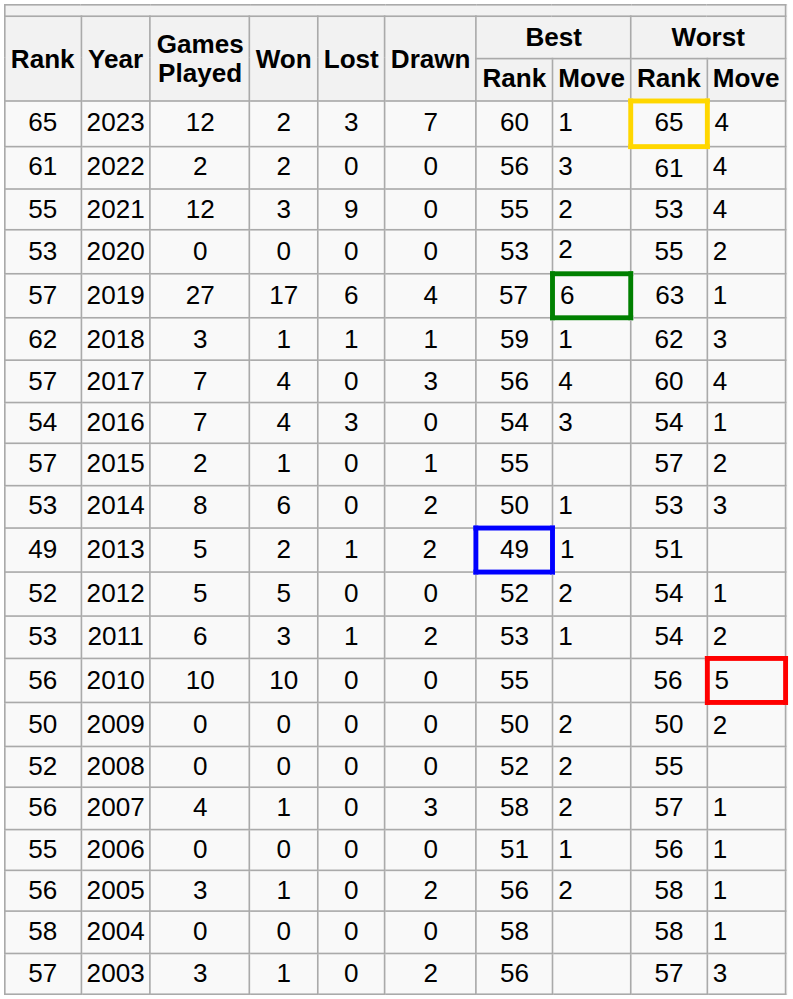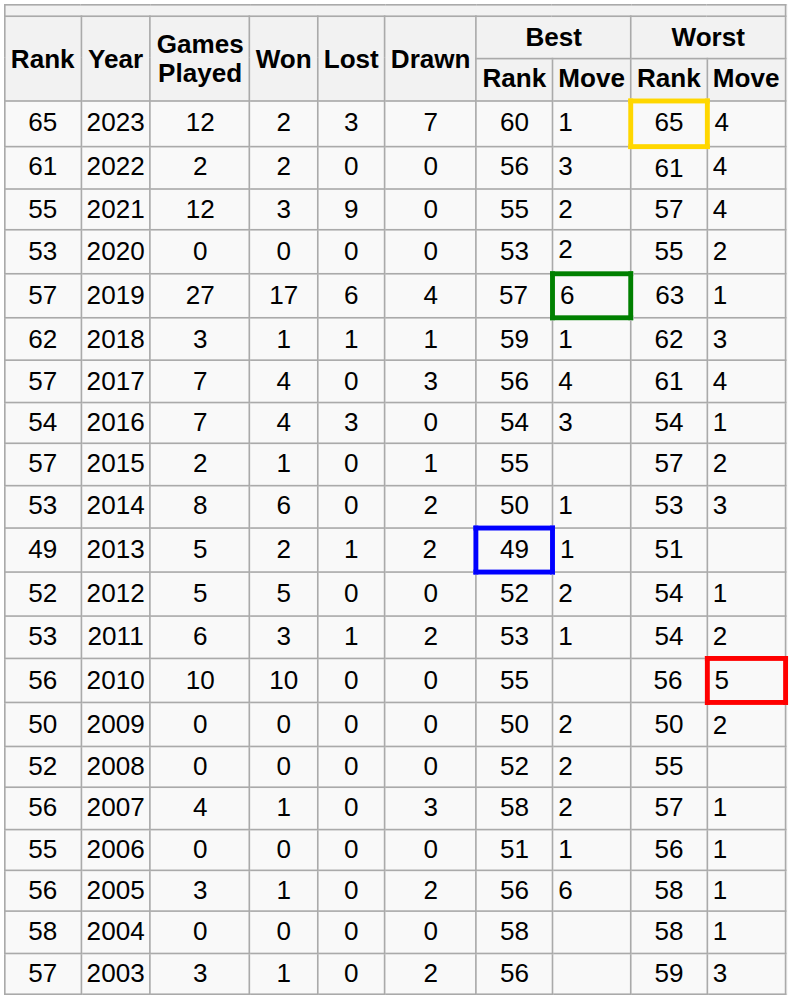(669, 209) 53 -> (669, 209) 57
(669, 381) 60 -> (669, 381) 61
(566, 890) 2 -> (566, 890) 6
(669, 973) 57 -> (669, 973) 59
